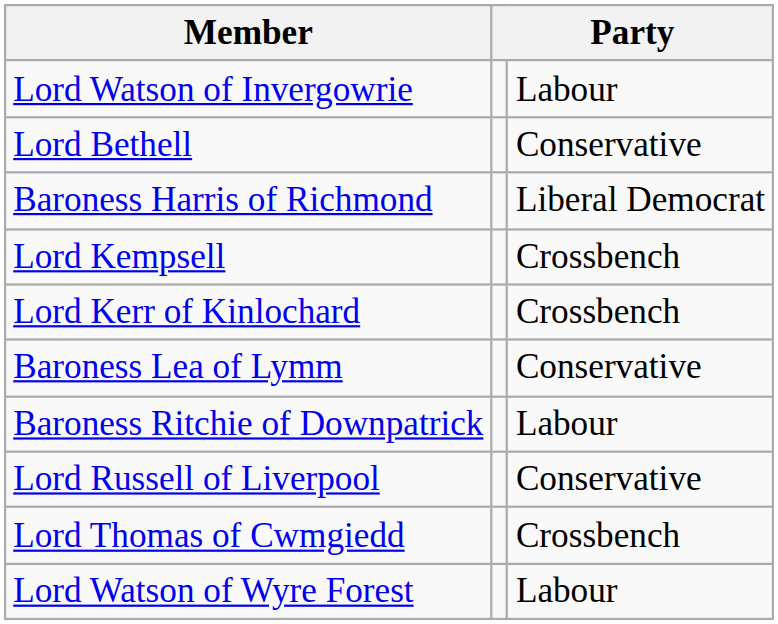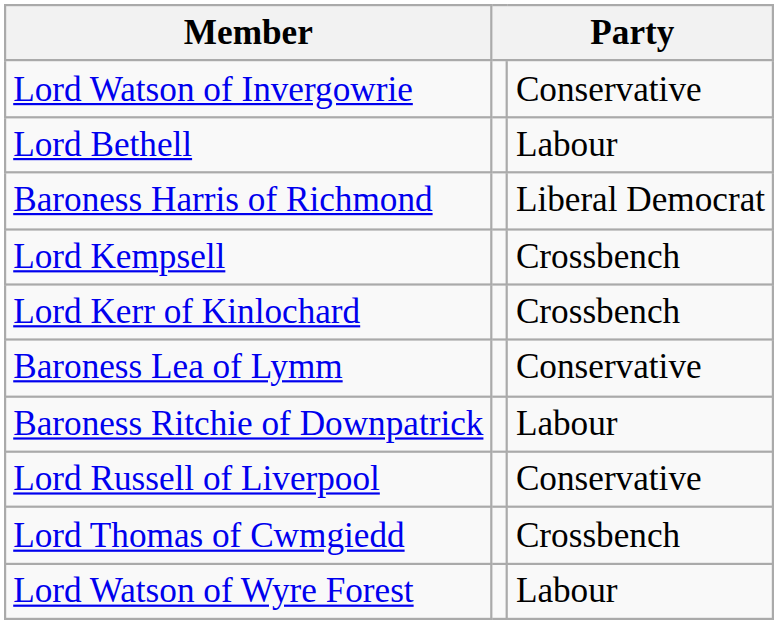(567, 88) Labour -> (609, 88) Conservative
(609, 144) Conservative -> (567, 144) Labour
